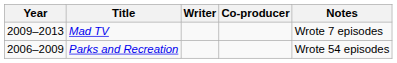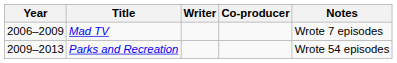(35, 31) 2009–2013 -> (35, 31) 2006–2009
(35, 49) 2006–2009 -> (35, 49) 2009–2013
